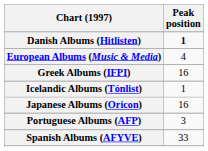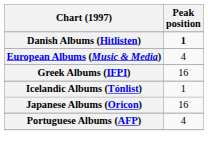(183, 121) 3 -> (183, 121) 4
- row: (84, 137)
